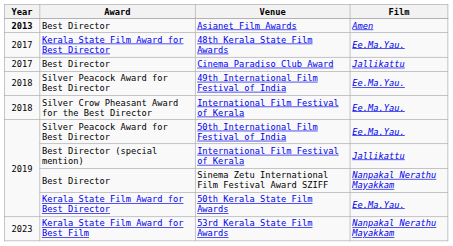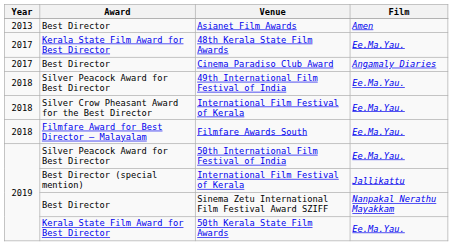(22, 26) bold -> (22, 26) normal
(379, 64) Jallikattu -> (394, 64) Angamaly Diaries
+ row: (102, 132)
- row: (113, 229)
